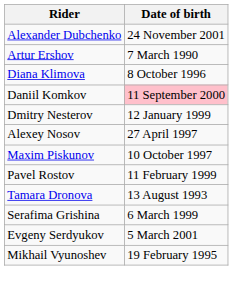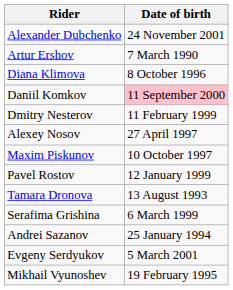(169, 114) 12 January 1999 -> (172, 114) 11 February 1999
(172, 174) 11 February 1999 -> (169, 174) 12 January 1999
+ row: (48, 235)
